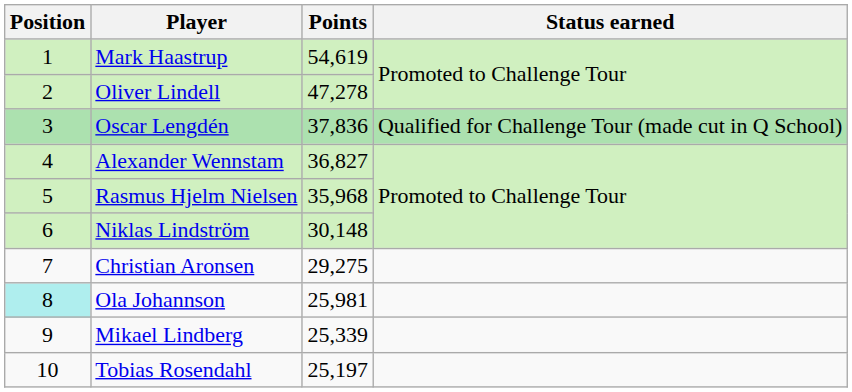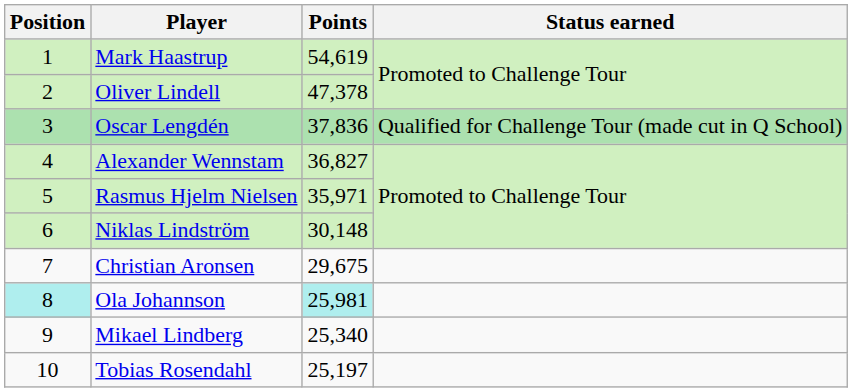(338, 91) 47,278 -> (338, 91) 47,378
(338, 195) 35,968 -> (338, 195) 35,971
(338, 265) 29,275 -> (338, 265) 29,675
(338, 299) no background -> (338, 299) paleturquoise background
(338, 334) 25,339 -> (338, 334) 25,340
